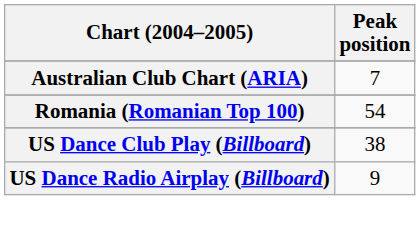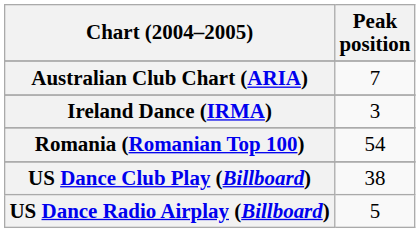+ row: (170, 111)
(375, 177) 9 -> (375, 210) 5
